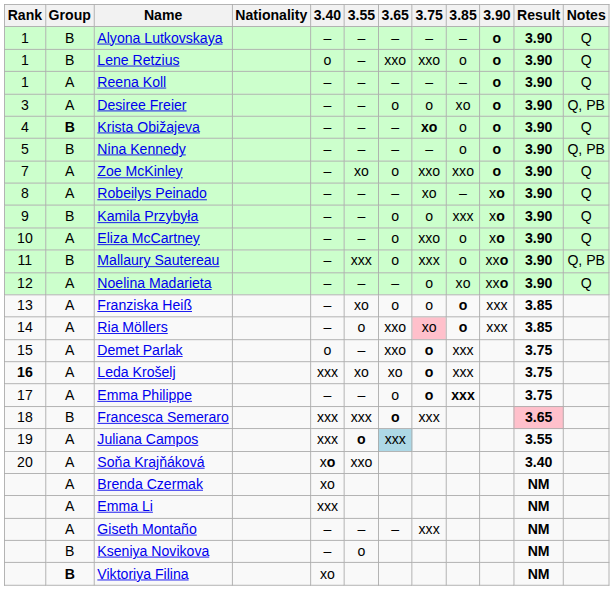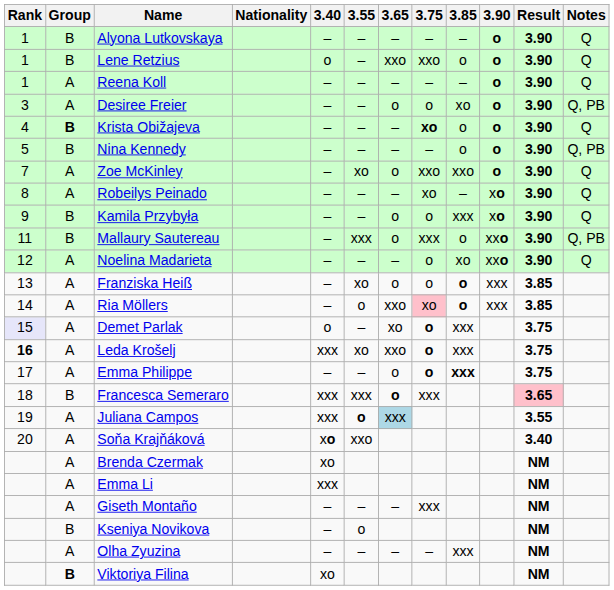- row: (149, 238)
(25, 350) no background -> (25, 328) lavender background
(395, 350) xxo -> (395, 328) xo
(395, 372) xo -> (395, 350) xxo
+ row: (139, 551)
